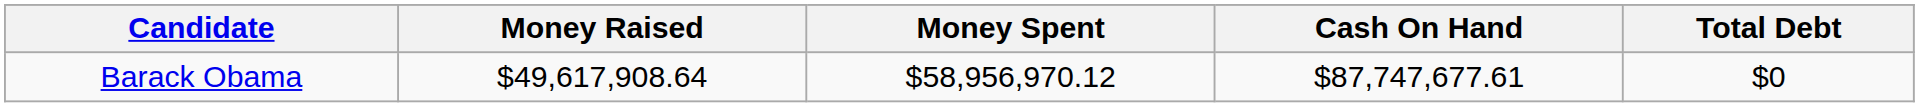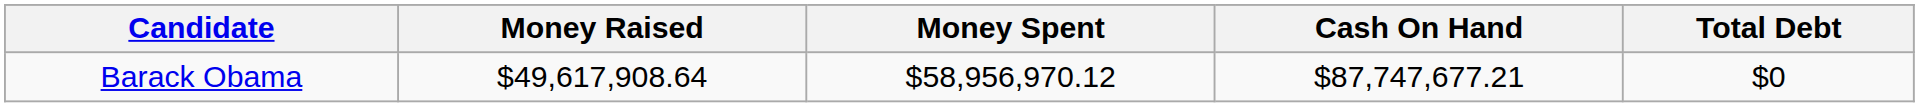(1419, 76) $87,747,677.61 -> (1419, 76) $87,747,677.21
